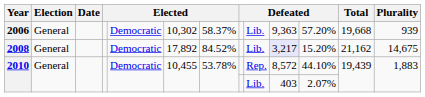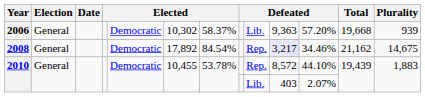(219, 48) 84.52% -> (219, 48) 84.54%
(255, 48) Lib. -> (257, 48) Rep.
(319, 48) 15.20% -> (319, 48) 34.46%
